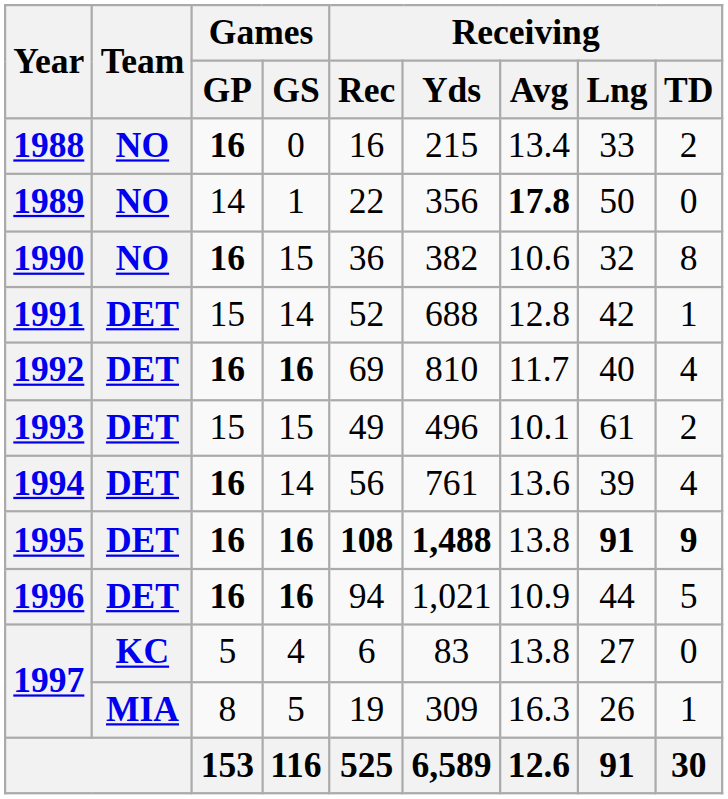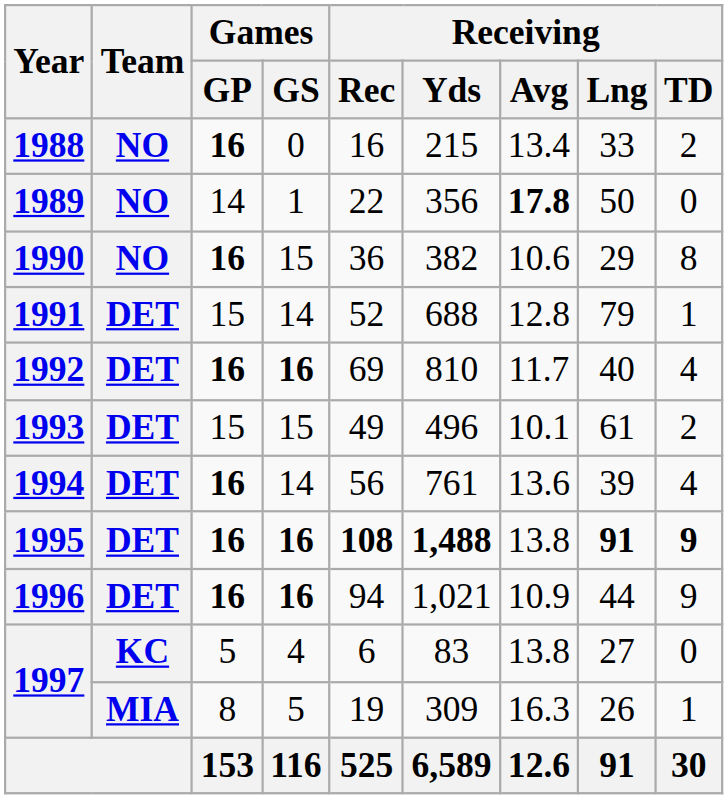(617, 257) 32 -> (617, 257) 29
(617, 314) 42 -> (617, 314) 79
(689, 595) 5 -> (689, 595) 9
